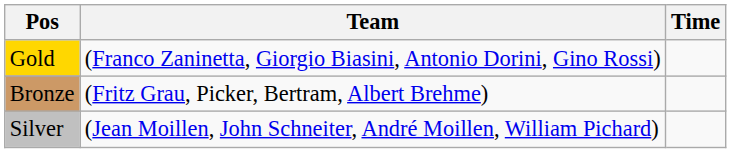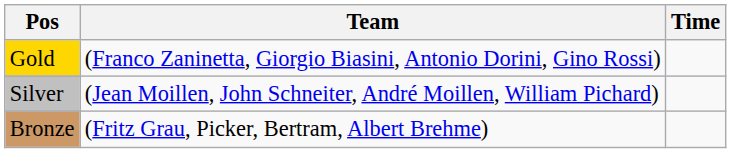rows swapped: (37, 128) <-> (42, 93)
